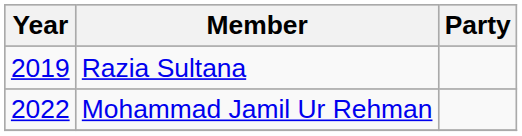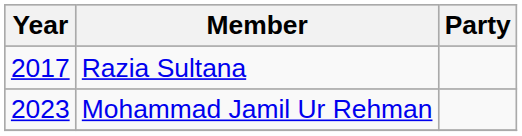(40, 67) 2019 -> (40, 67) 2017
(40, 109) 2022 -> (40, 109) 2023
